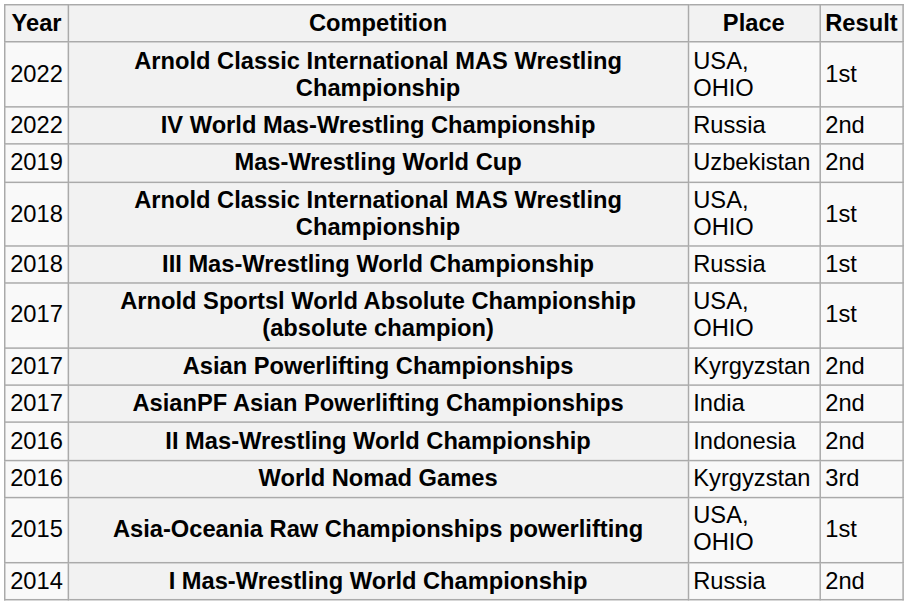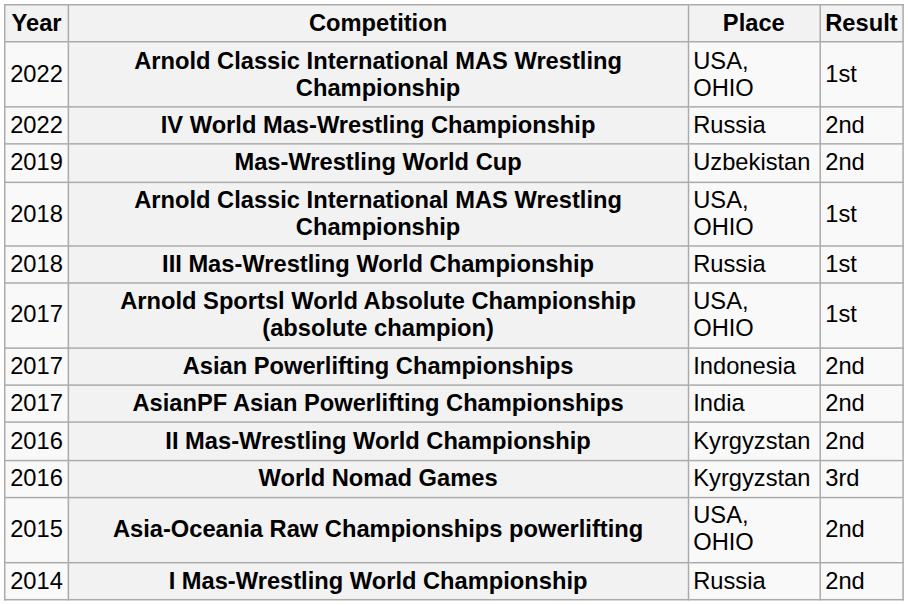(752, 366) Kyrgyzstan -> (745, 366) Indonesia
(745, 441) Indonesia -> (752, 441) Kyrgyzstan
(841, 529) 1st -> (845, 529) 2nd
